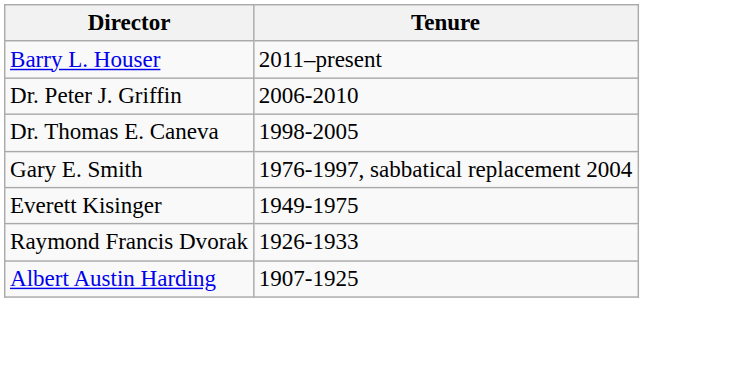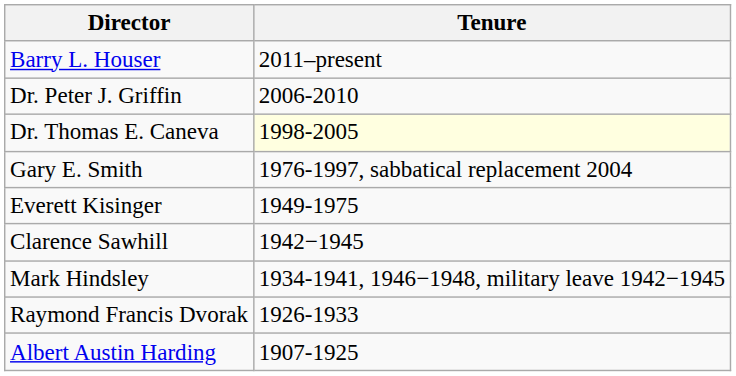(309, 132) no background -> (309, 132) lightyellow background
+ row: (89, 242)
+ row: (79, 278)
